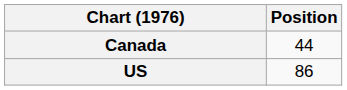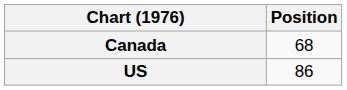(304, 44) 44 -> (304, 44) 68
